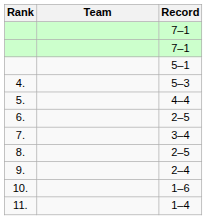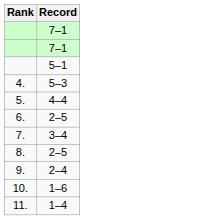- column: (98, 13)
